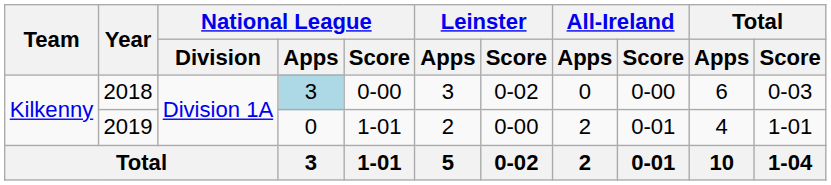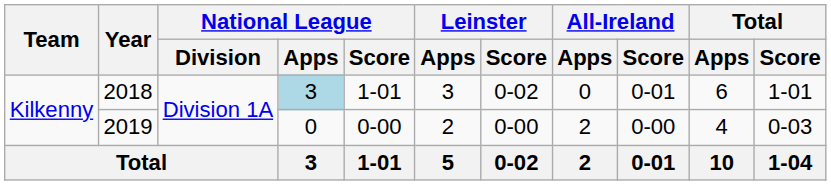(379, 92) 0-00 -> (379, 92) 1-01
(653, 92) 0-00 -> (653, 92) 0-01
(790, 92) 0-03 -> (790, 92) 1-01
(379, 127) 1-01 -> (379, 127) 0-00
(653, 127) 0-01 -> (653, 127) 0-00
(790, 127) 1-01 -> (790, 127) 0-03
